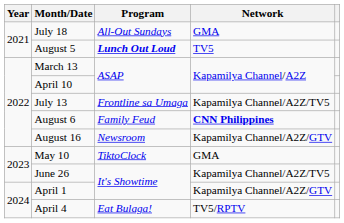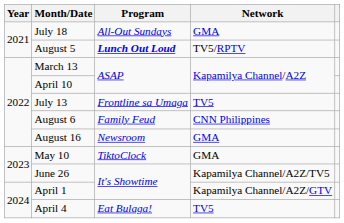(203, 48) TV5 -> (219, 48) TV5/RPTV
(261, 102) Kapamilya Channel/A2Z/TV5 -> (203, 102) TV5
(233, 119) bold -> (232, 119) normal
(263, 137) Kapamilya Channel/A2Z/GTV -> (206, 137) GMA
(219, 208) TV5/RPTV -> (203, 208) TV5
